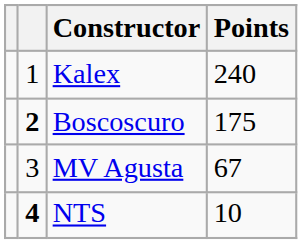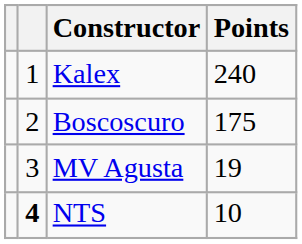(32, 120) bold -> (32, 120) normal
(228, 167) 67 -> (228, 167) 19
